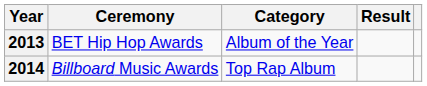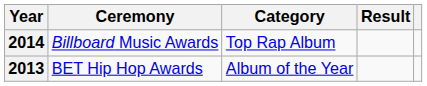rows swapped: (26, 42) <-> (26, 68)
